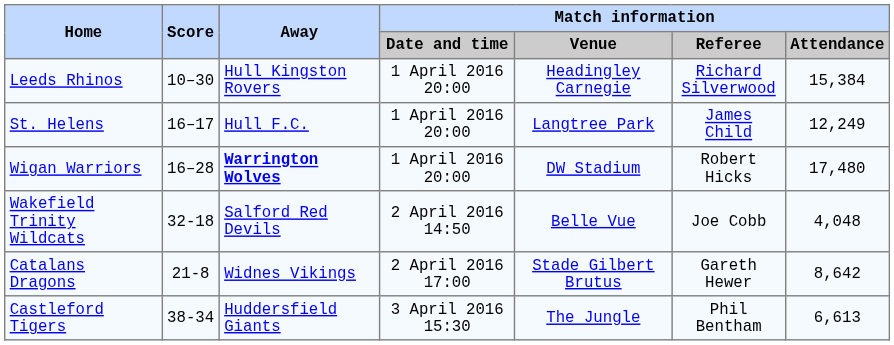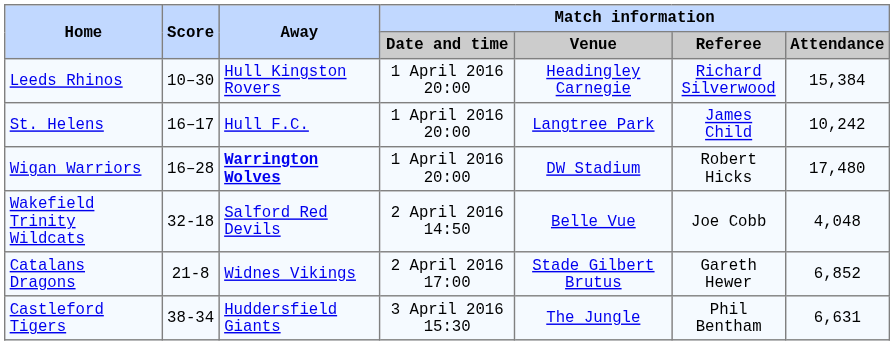(837, 125) 12,249 -> (837, 125) 10,242
(837, 274) 8,642 -> (837, 274) 6,852
(837, 318) 6,613 -> (837, 318) 6,631
